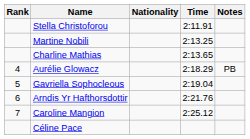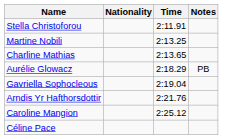- column: (18, 12)
